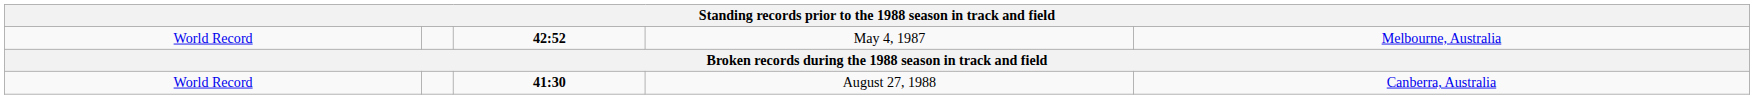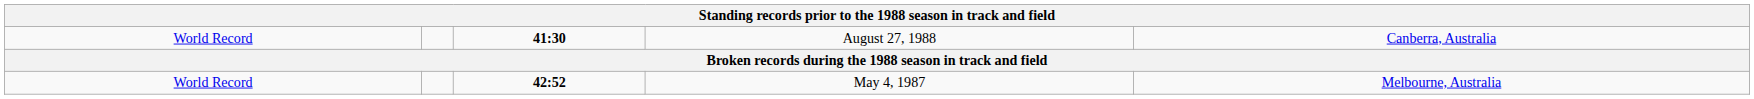rows swapped: (889, 37) <-> (889, 82)
